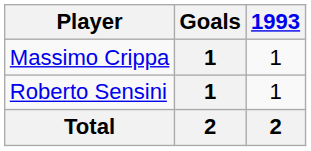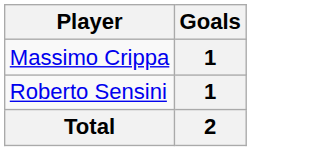- column: (276, 22)
